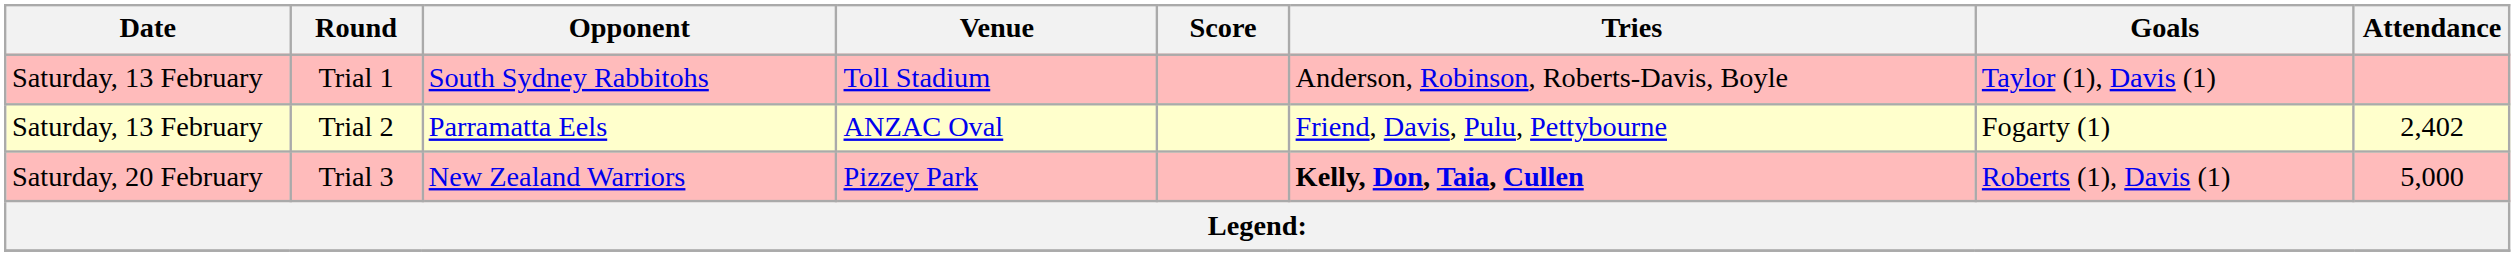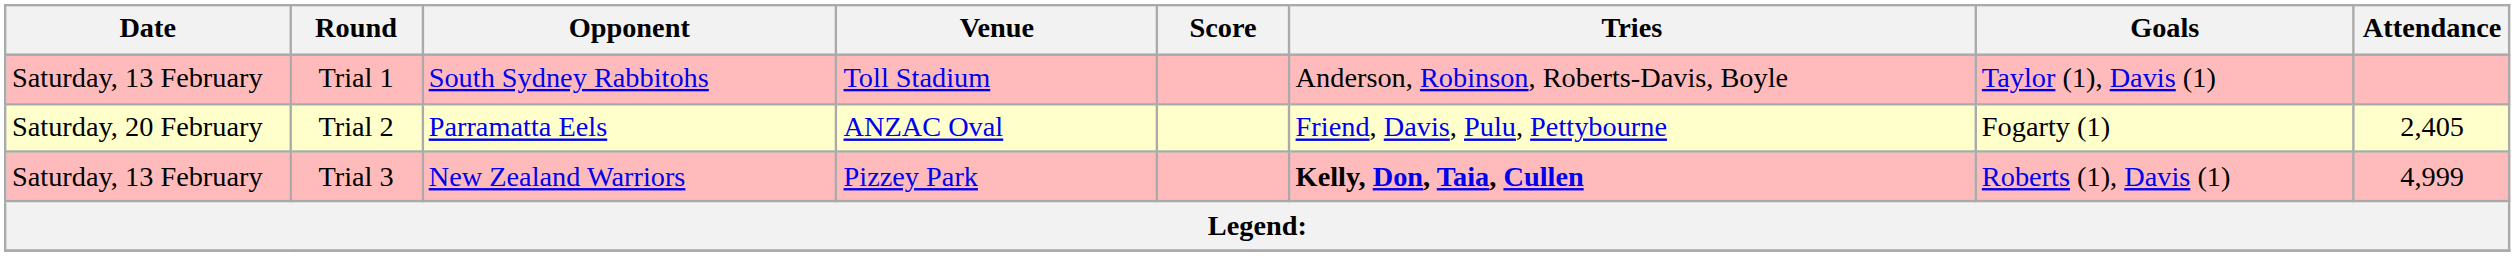(137, 127) Saturday, 13 February -> (137, 127) Saturday, 20 February
(2432, 127) 2,402 -> (2432, 127) 2,405
(137, 176) Saturday, 20 February -> (137, 176) Saturday, 13 February
(2432, 176) 5,000 -> (2432, 176) 4,999
